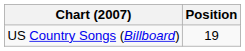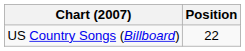(211, 35) 19 -> (211, 35) 22
